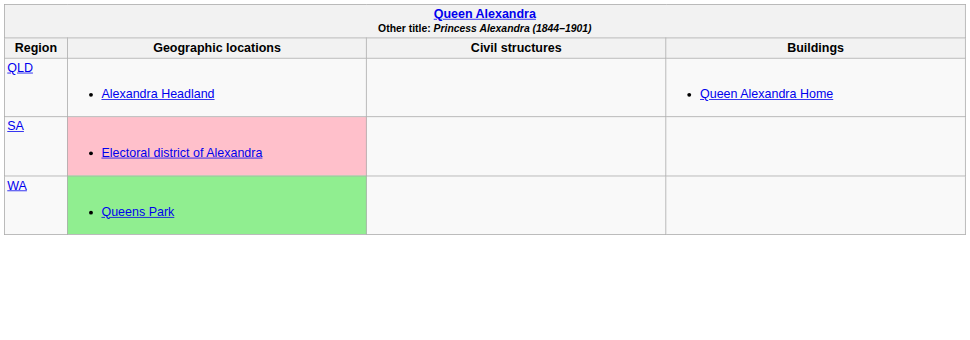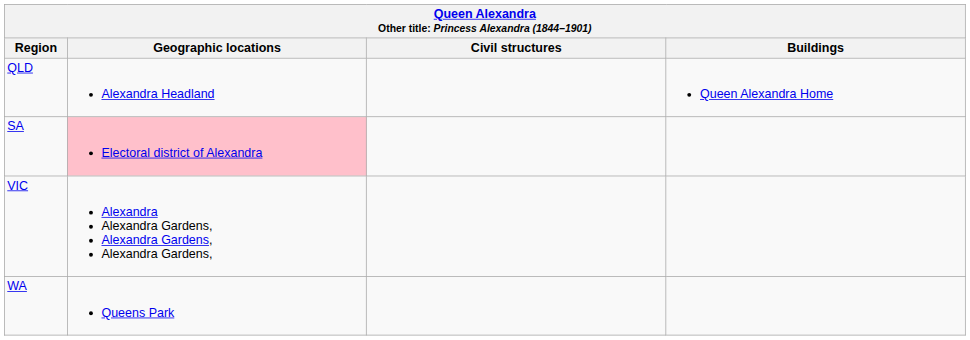+ row: (18, 185)
(217, 212) lightgreen background -> (217, 313) no background
